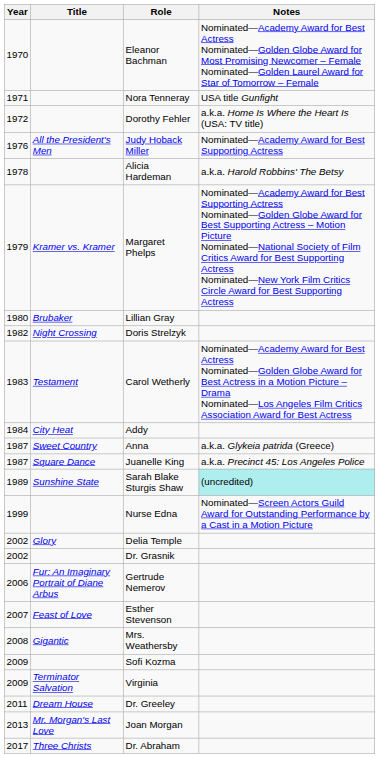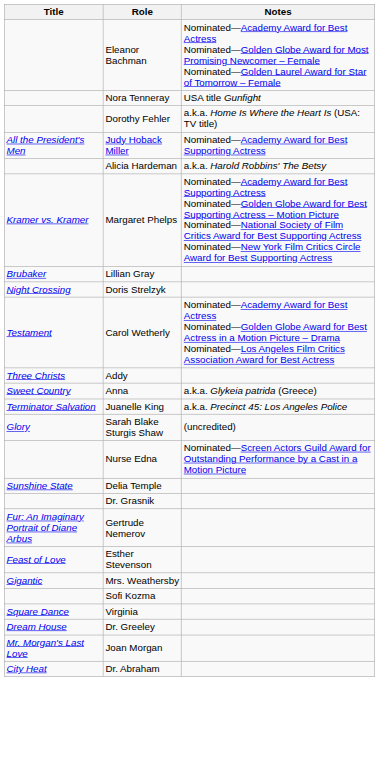- column: (17, 12)
(53, 430) City Heat -> (36, 375) Three Christs
(64, 461) Square Dance -> (51, 406) Terminator Salvation
(66, 482) Sunshine State -> (18, 427) Glory
(227, 482) paleturquoise background -> (210, 427) no background
(44, 540) Glory -> (40, 485) Sunshine State
(56, 683) Terminator Salvation -> (38, 611) Square Dance
(62, 746) Three Christs -> (27, 669) City Heat
